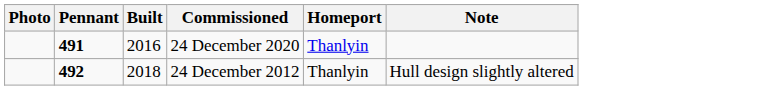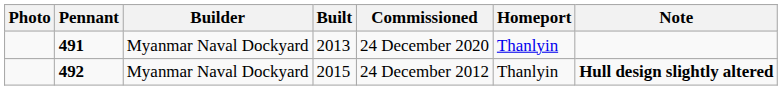+ column: (218, 17)
(144, 44) 2016 -> (333, 44) 2013
(144, 71) 2018 -> (333, 71) 2015
(482, 71) normal -> (676, 71) bold
